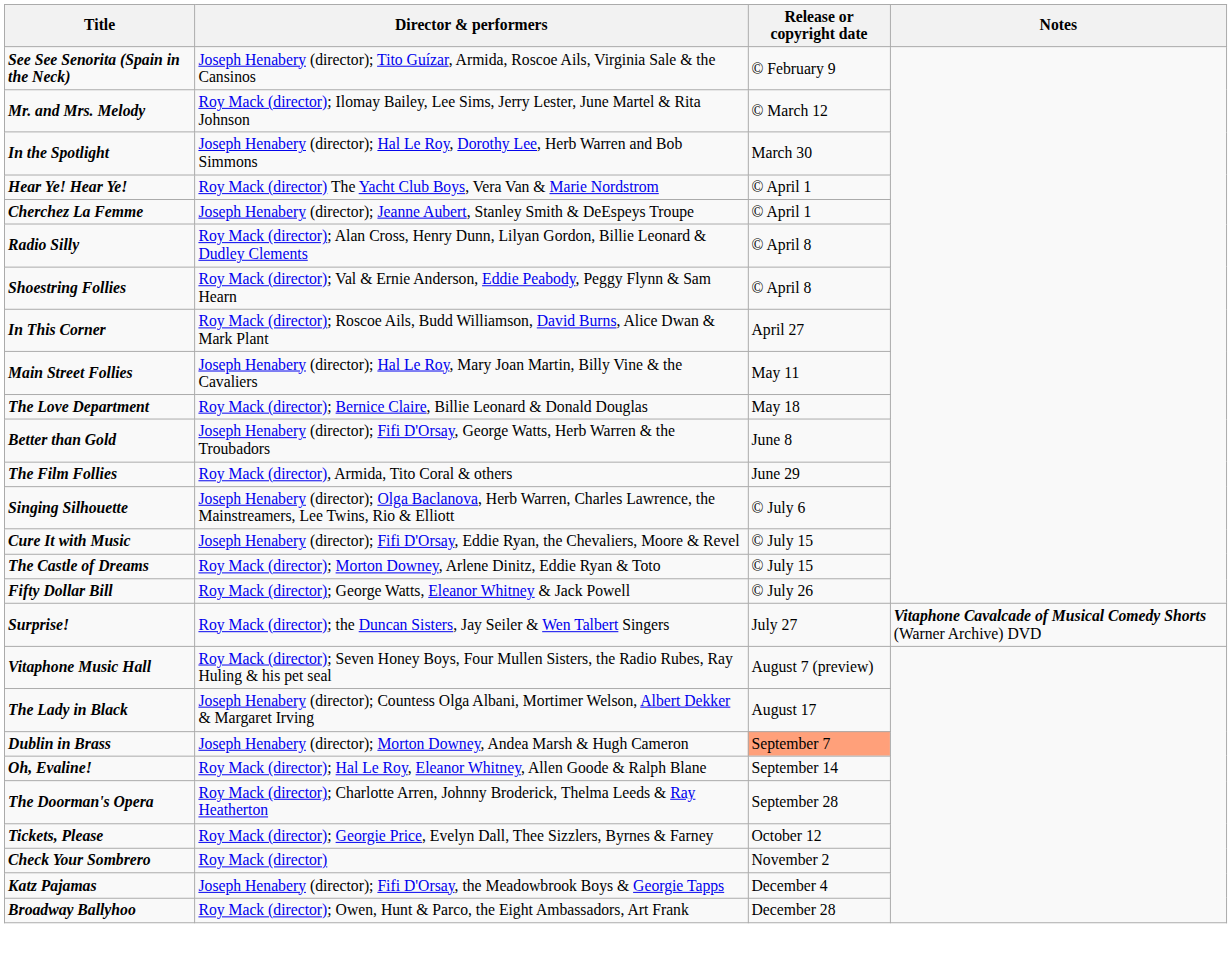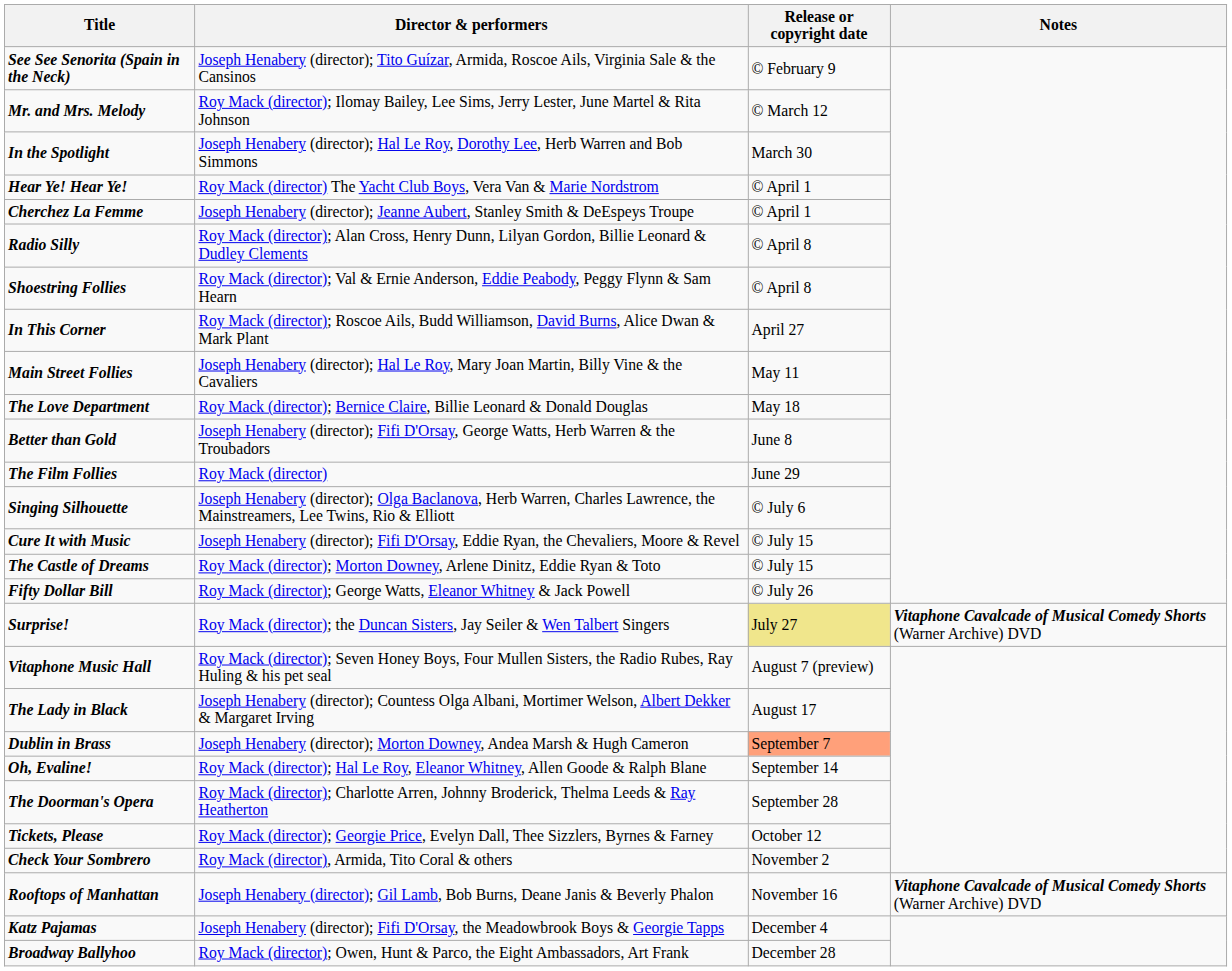(355, 474) Roy Mack (director), Armida, Tito Coral & others -> (263, 474) Roy Mack (director)
(774, 624) no background -> (774, 624) khaki background
(263, 860) Roy Mack (director) -> (355, 860) Roy Mack (director), Armida, Tito Coral & others
+ row: (83, 894)
